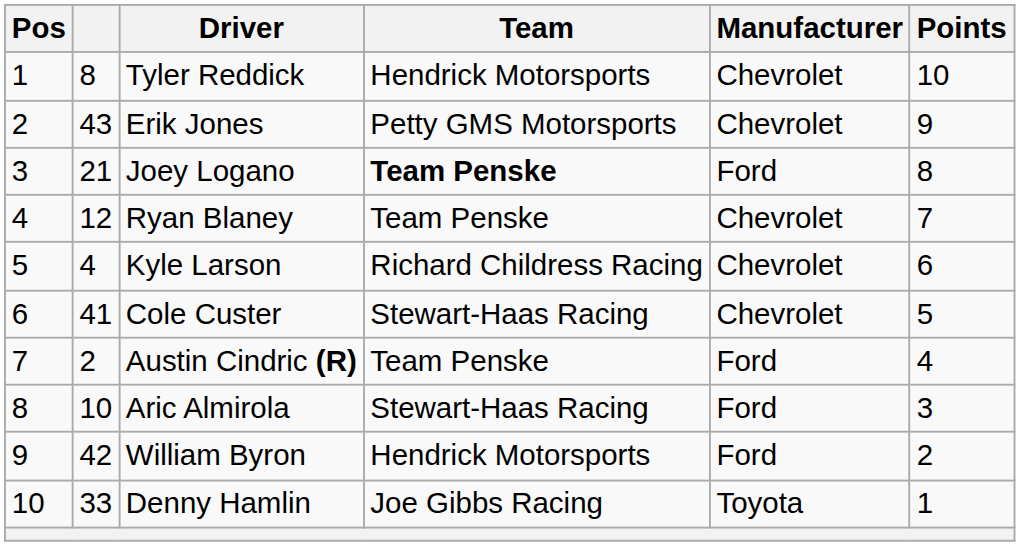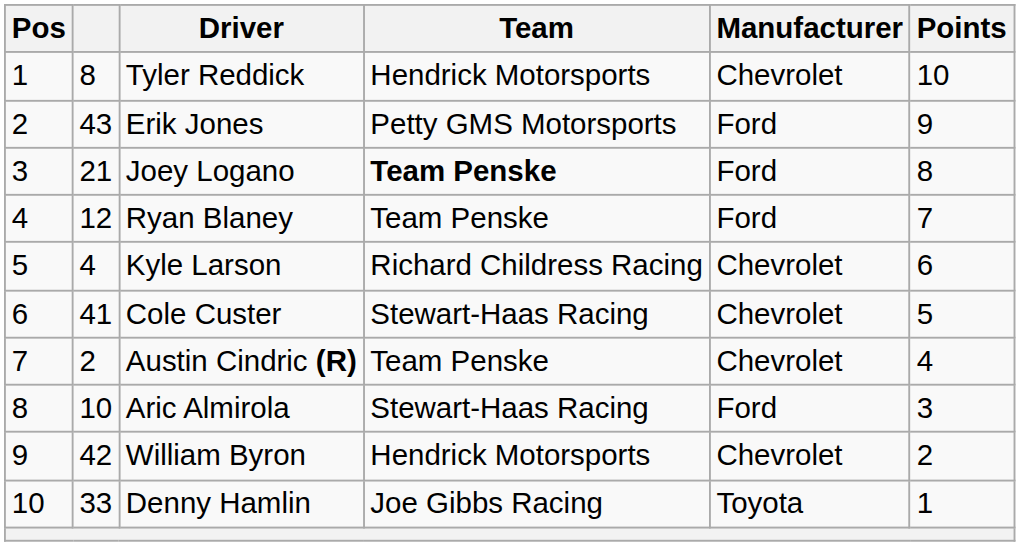(779, 122) Chevrolet -> (747, 122) Ford
(779, 217) Chevrolet -> (747, 217) Ford
(747, 360) Ford -> (779, 360) Chevrolet
(747, 455) Ford -> (779, 455) Chevrolet
